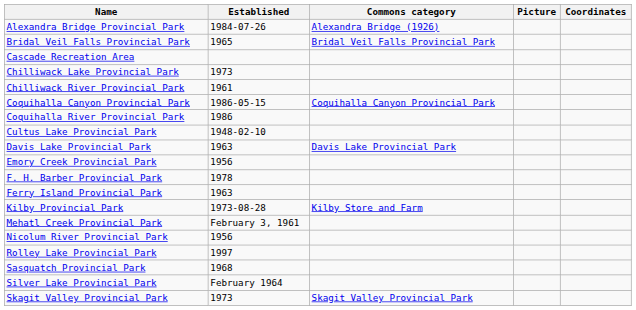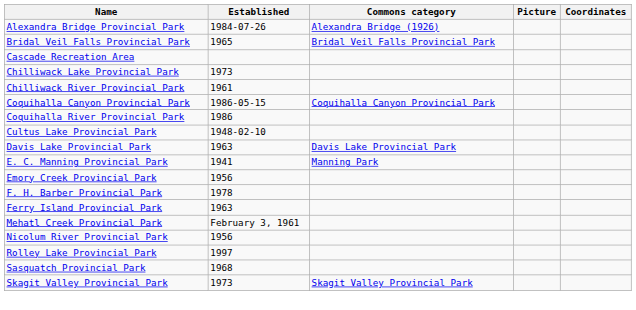+ row: (87, 162)
- row: (65, 207)
- row: (82, 283)
